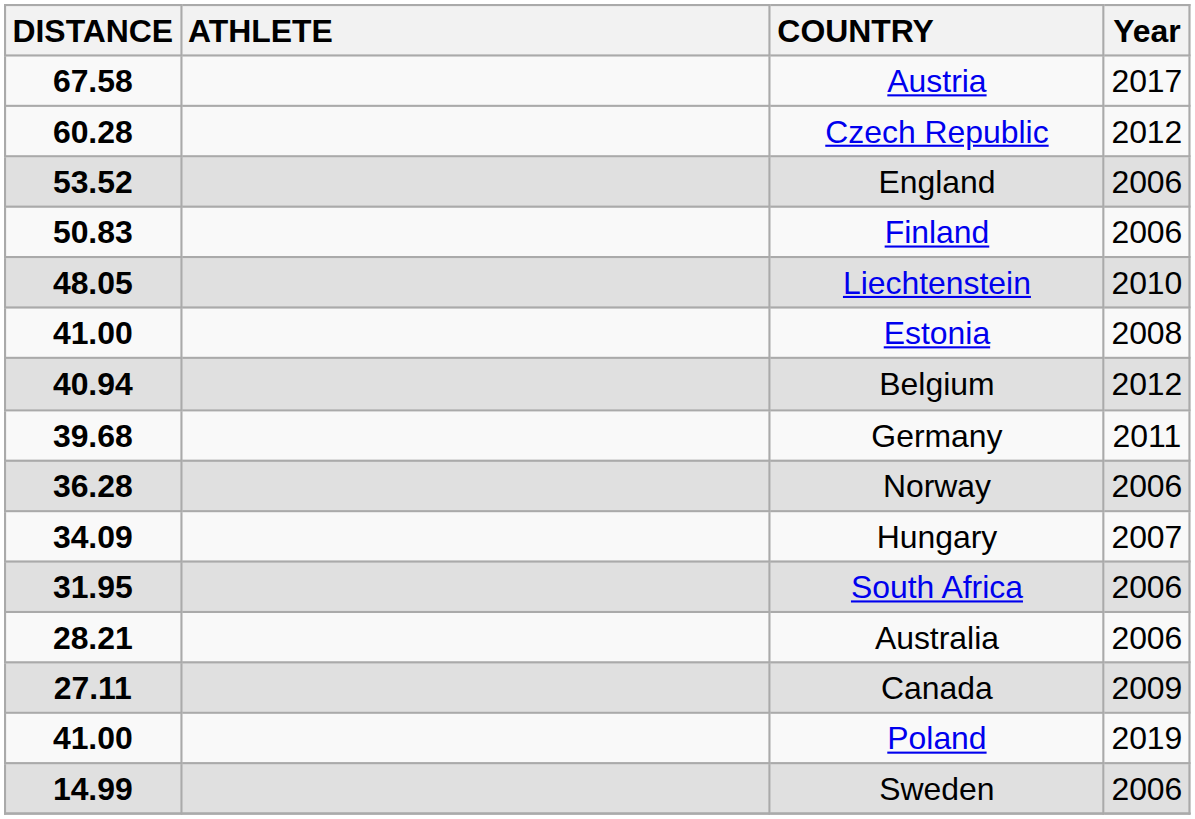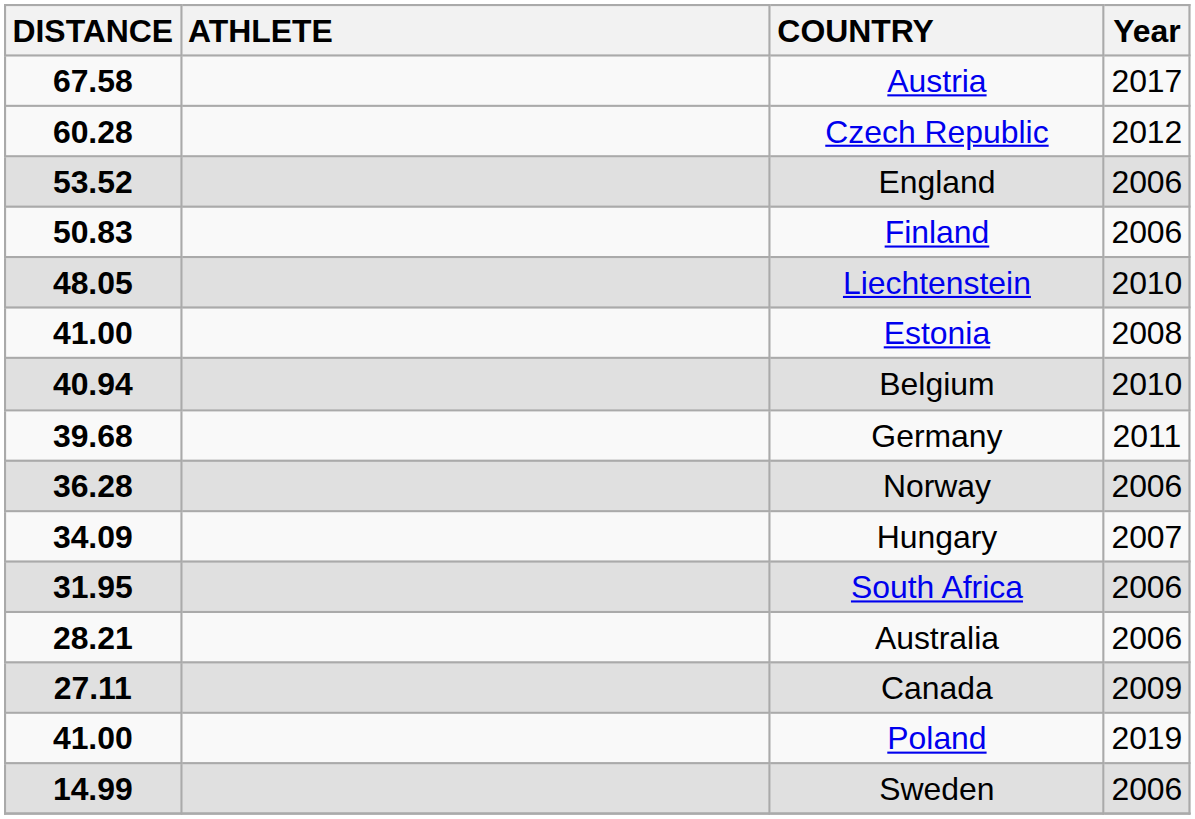(1147, 384) 2012 -> (1147, 384) 2010
